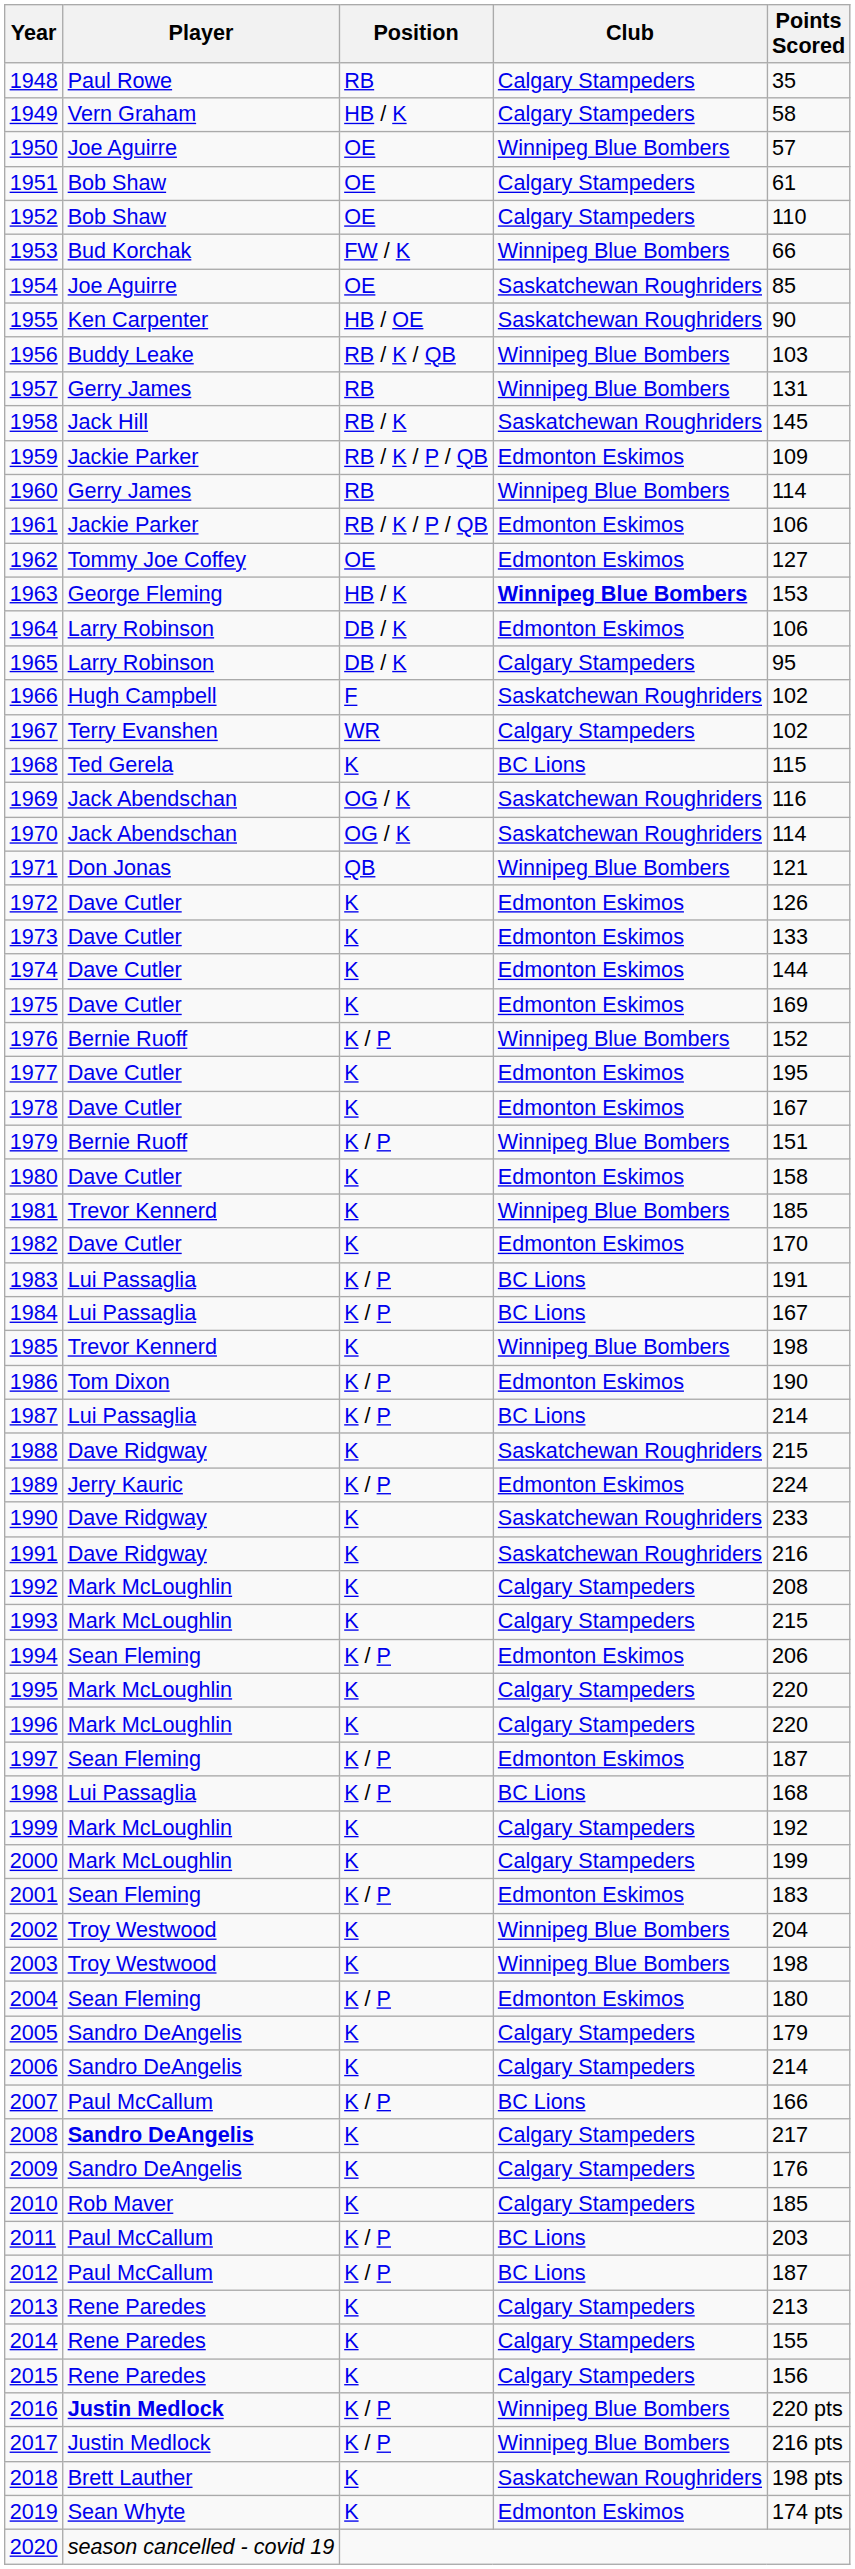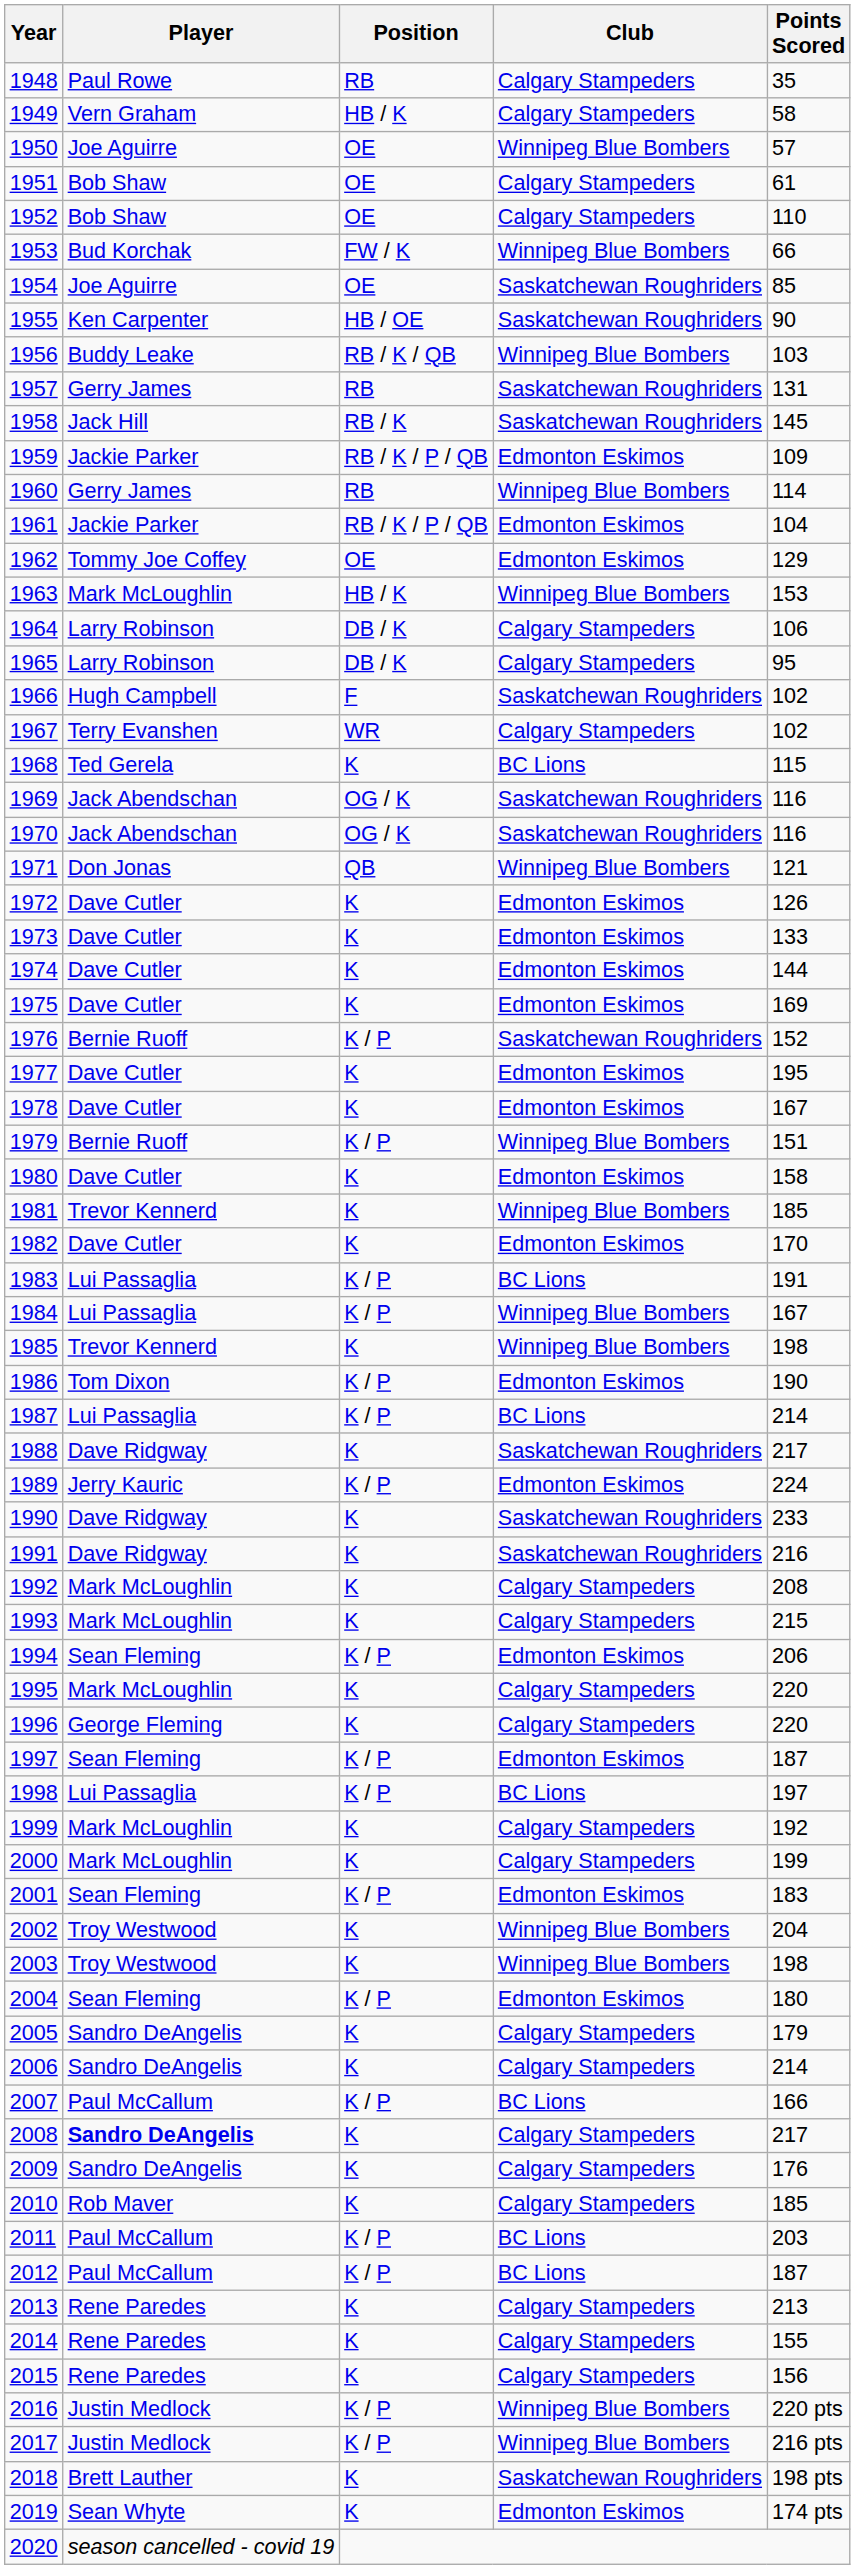(614, 388) Winnipeg Blue Bombers -> (630, 388) Saskatchewan Roughriders
(790, 525) 106 -> (790, 525) 104
(790, 559) 127 -> (790, 559) 129
(145, 594) George Fleming -> (150, 594) Mark McLoughlin
(623, 594) bold -> (614, 594) normal
(591, 628) Edmonton Eskimos -> (596, 628) Calgary Stampeders
(789, 833) 114 -> (789, 833) 116
(614, 1039) Winnipeg Blue Bombers -> (630, 1039) Saskatchewan Roughriders
(542, 1313) BC Lions -> (614, 1313) Winnipeg Blue Bombers
(790, 1450) 215 -> (790, 1450) 217
(150, 1724) Mark McLoughlin -> (145, 1724) George Fleming
(790, 1792) 168 -> (790, 1792) 197
(146, 2409) bold -> (139, 2409) normal
